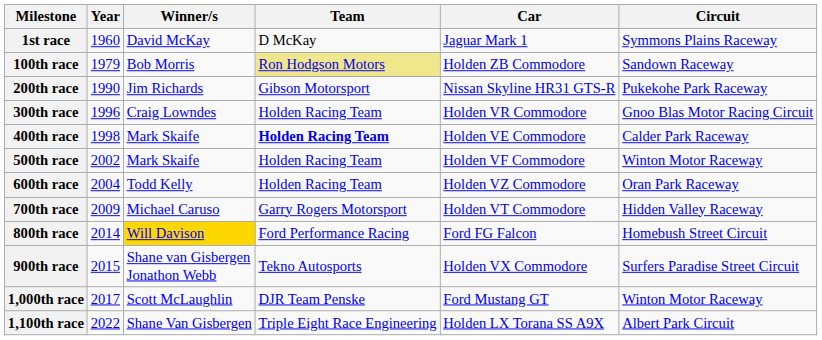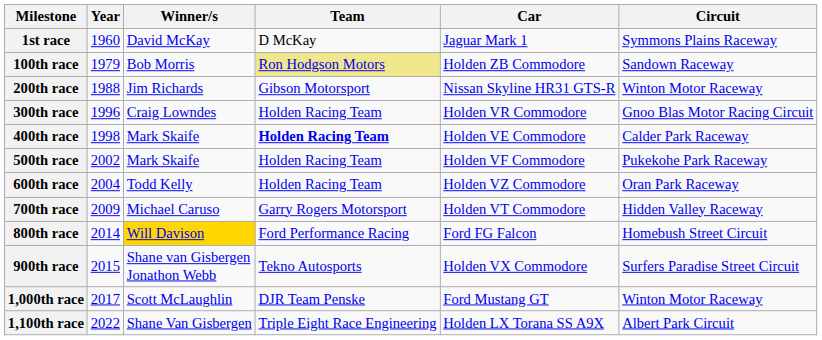(105, 88) 1990 -> (105, 88) 1988
(695, 88) Pukekohe Park Raceway -> (692, 88) Winton Motor Raceway
(692, 161) Winton Motor Raceway -> (695, 161) Pukekohe Park Raceway
